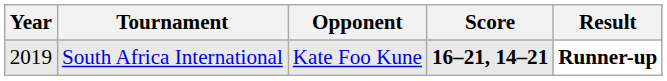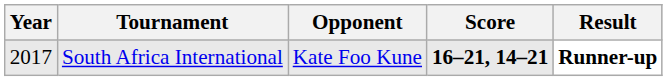(31, 57) 2019 -> (31, 57) 2017
